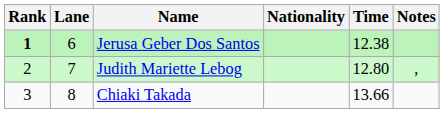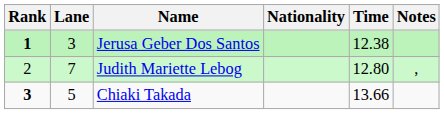(72, 43) 6 -> (72, 43) 3
(27, 95) normal -> (27, 95) bold
(72, 95) 8 -> (72, 95) 5
